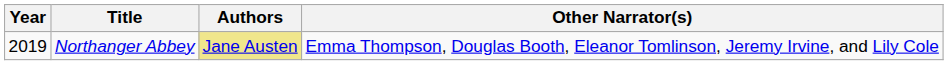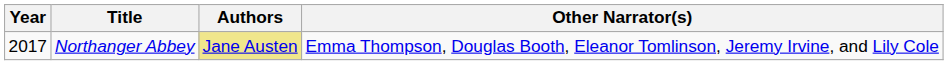(28, 45) 2019 -> (28, 45) 2017
